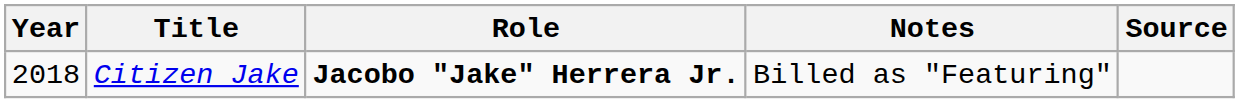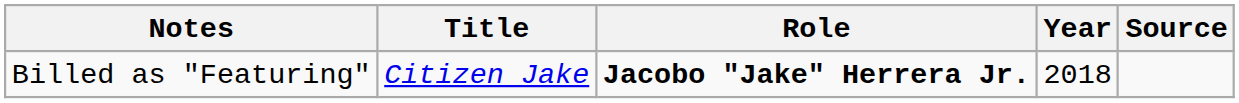columns swapped: (46, 28) <-> (932, 28)
